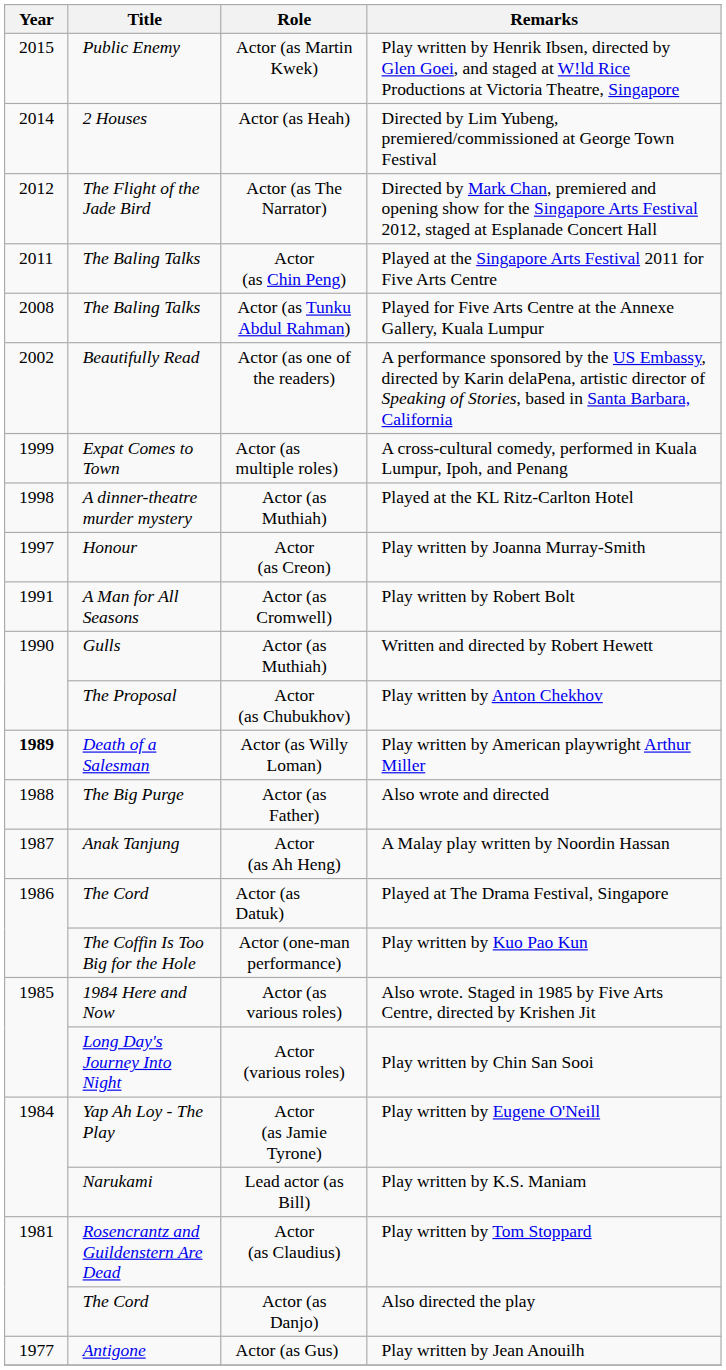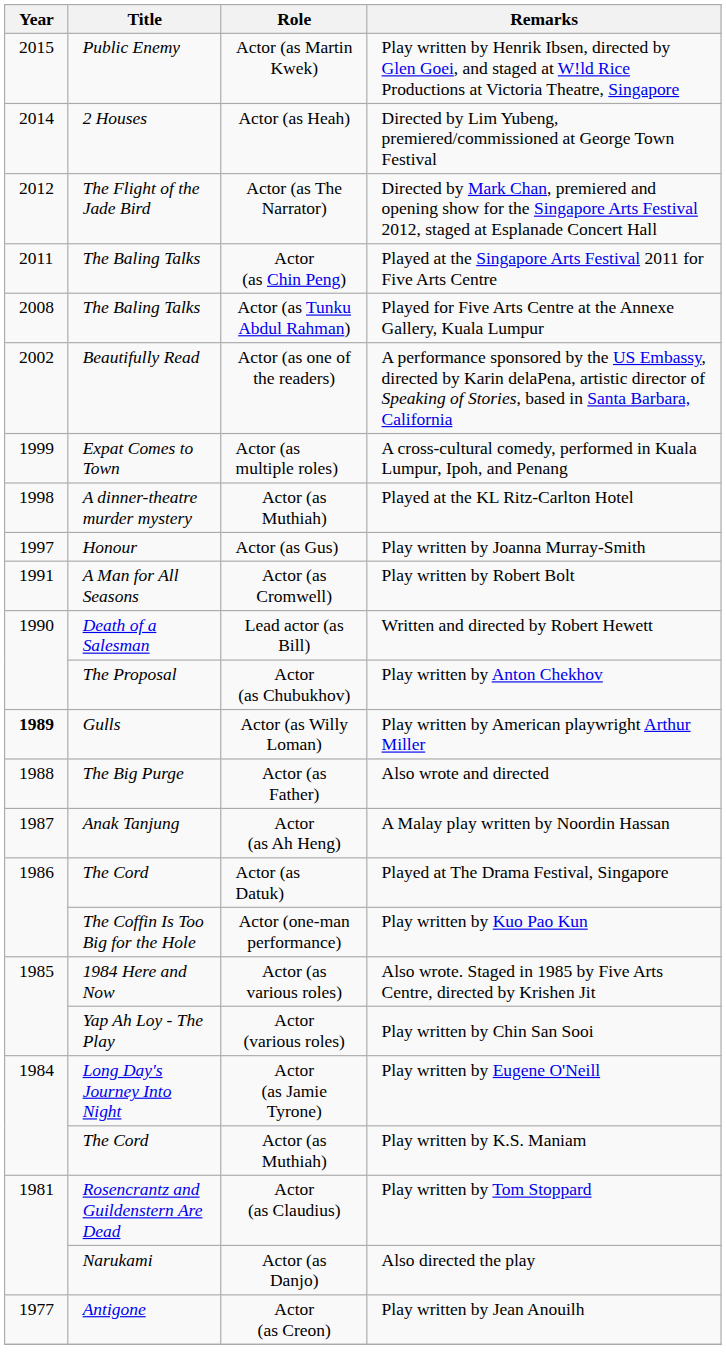(294, 557) Actor (as Creon) -> (287, 546) Actor (as Gus)
(102, 645) Gulls -> (120, 635) Death of a Salesman
(294, 656) Actor (as Muthiah) -> (294, 635) Lead actor (as Bill)
(120, 755) Death of a Salesman -> (102, 724) Gulls
(127, 1062) Long Day's Journey Into Night -> (143, 1031) Yap Ah Loy - The Play
(143, 1121) Yap Ah Loy - The Play -> (127, 1090) Long Day's Journey Into Night
(118, 1181) Narukami -> (116, 1140) The Cord
(294, 1192) Lead actor (as Bill) -> (294, 1150) Actor (as Muthiah)
(116, 1301) The Cord -> (118, 1259) Narukami
(287, 1350) Actor (as Gus) -> (294, 1319) Actor (as Creon)
